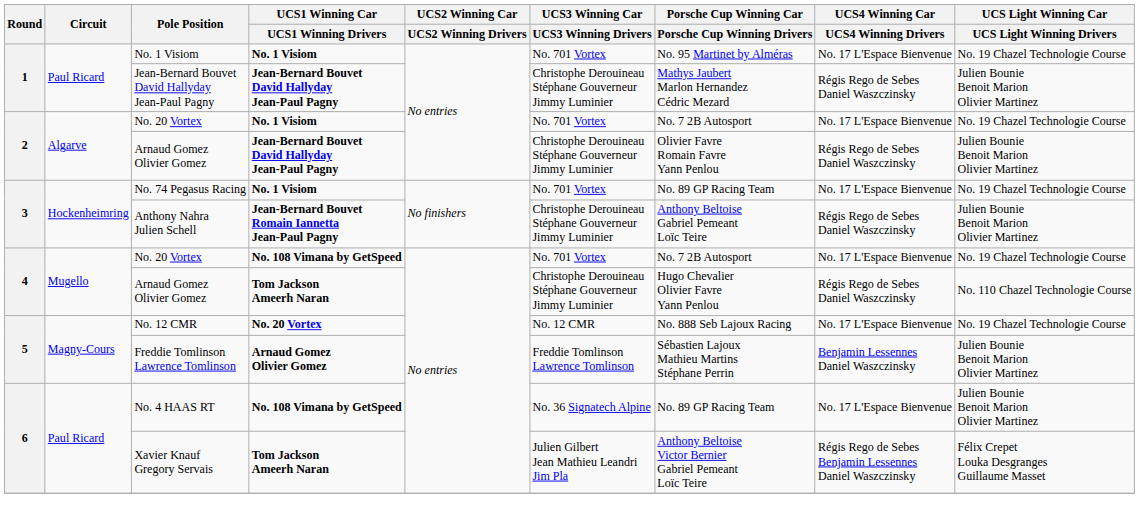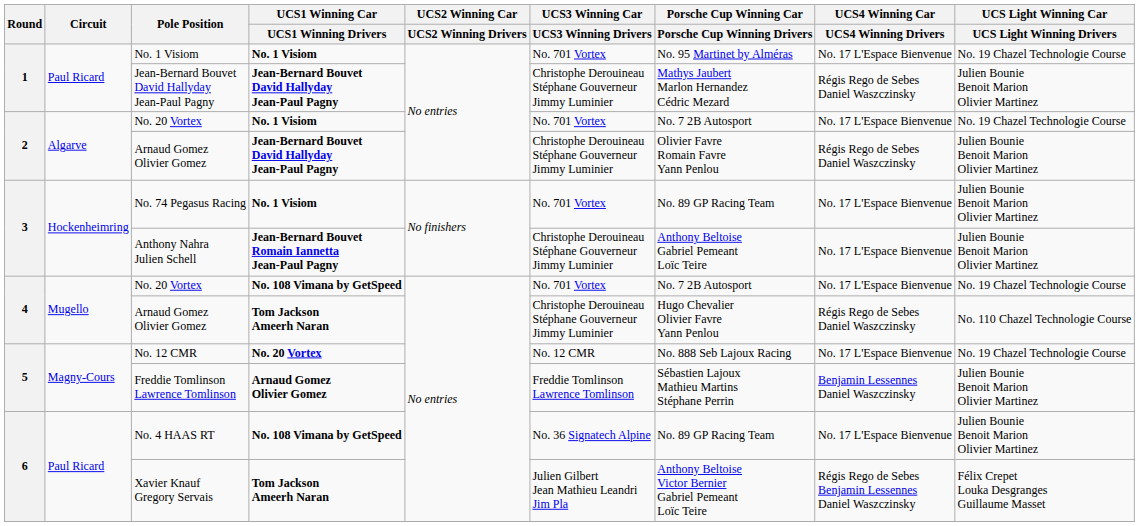(1042, 189) No. 19 Chazel Technologie Course -> (998, 203) Julien Bounie Benoit Marion Olivier Martinez
(869, 223) Régis Rego de Sebes Daniel Waszczinsky -> (885, 251) No. 17 L'Espace Bienvenue
